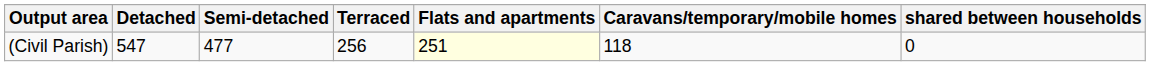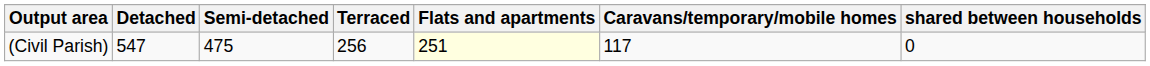(218, 46) 477 -> (218, 46) 475
(617, 46) 118 -> (617, 46) 117
